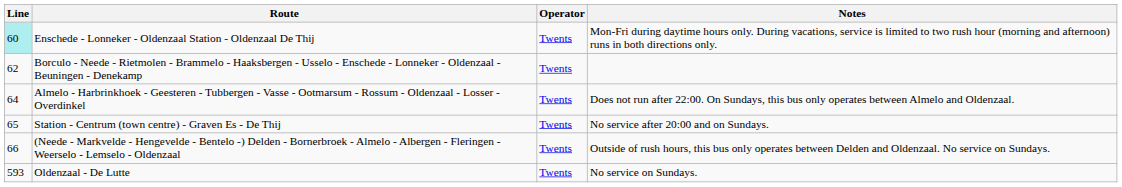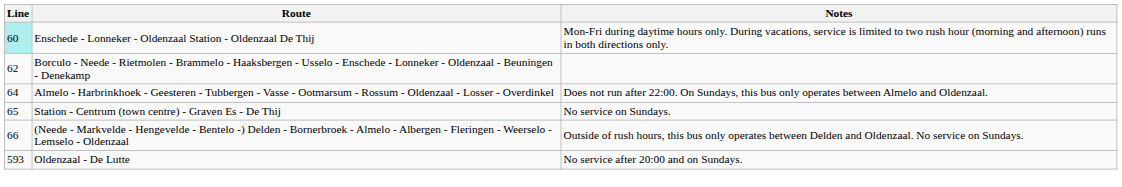- column: (562, 13)
(679, 123) No service after 20:00 and on Sundays. -> (617, 111) No service on Sundays.
(644, 172) No service on Sundays. -> (653, 159) No service after 20:00 and on Sundays.
